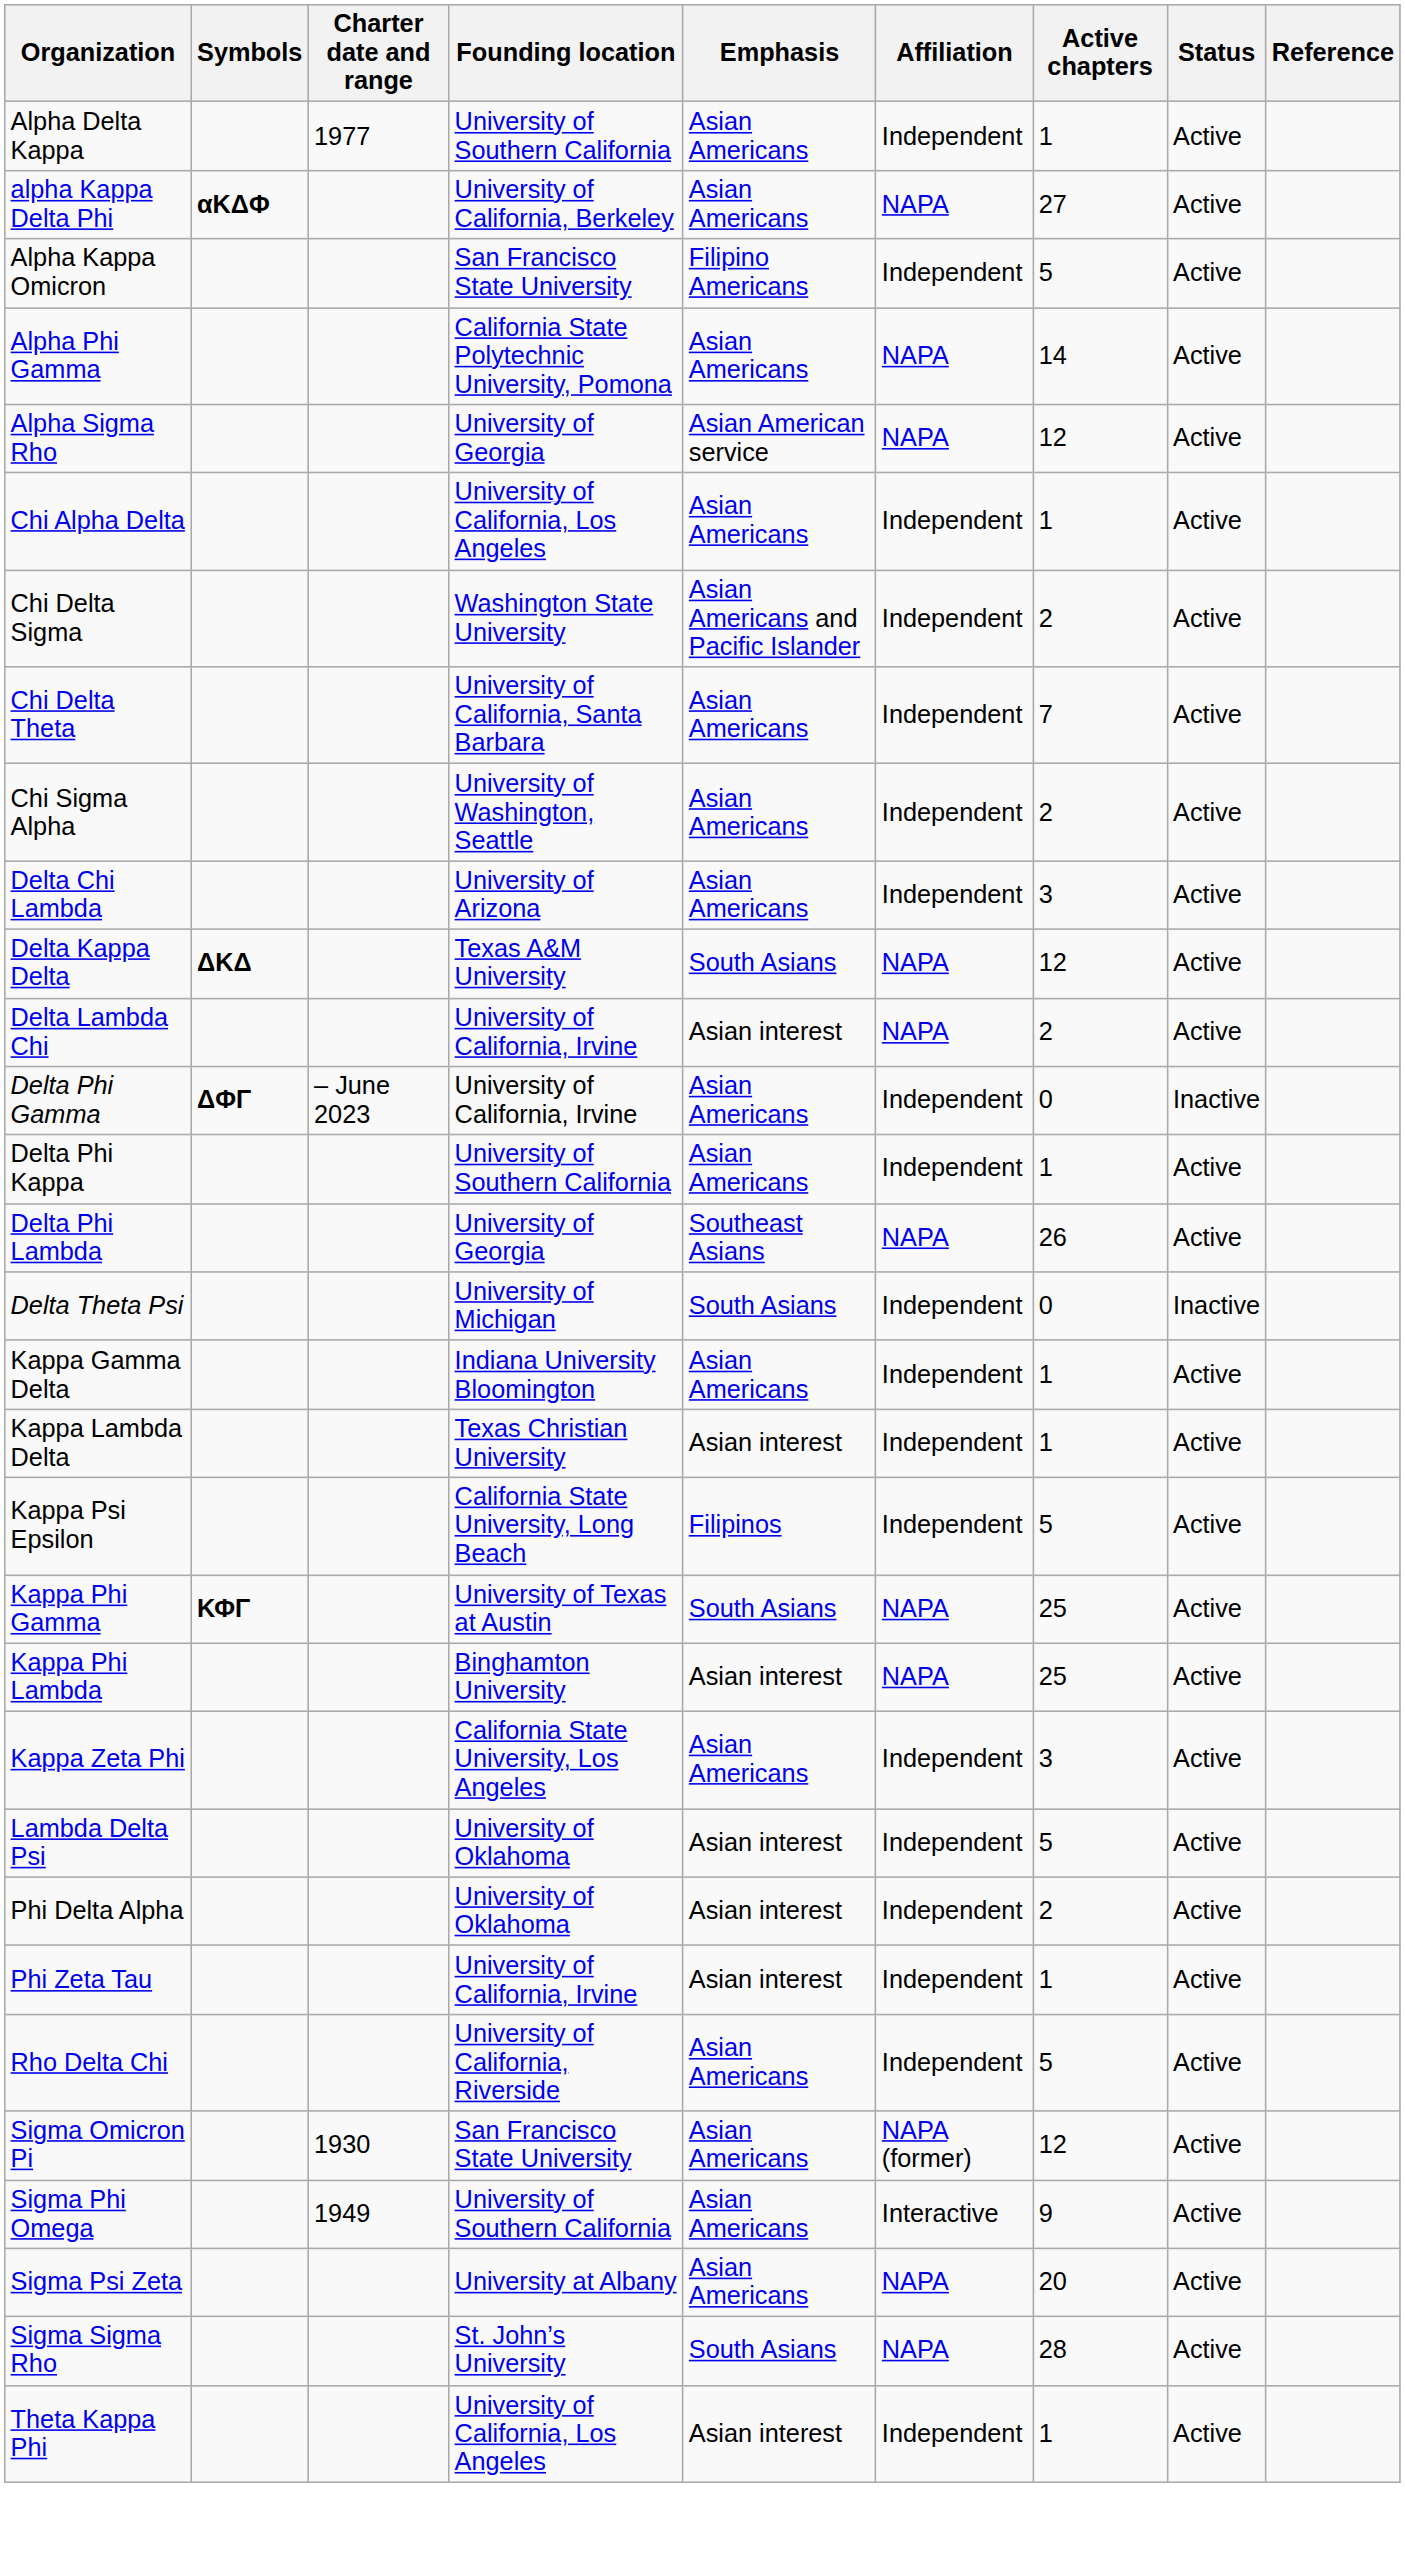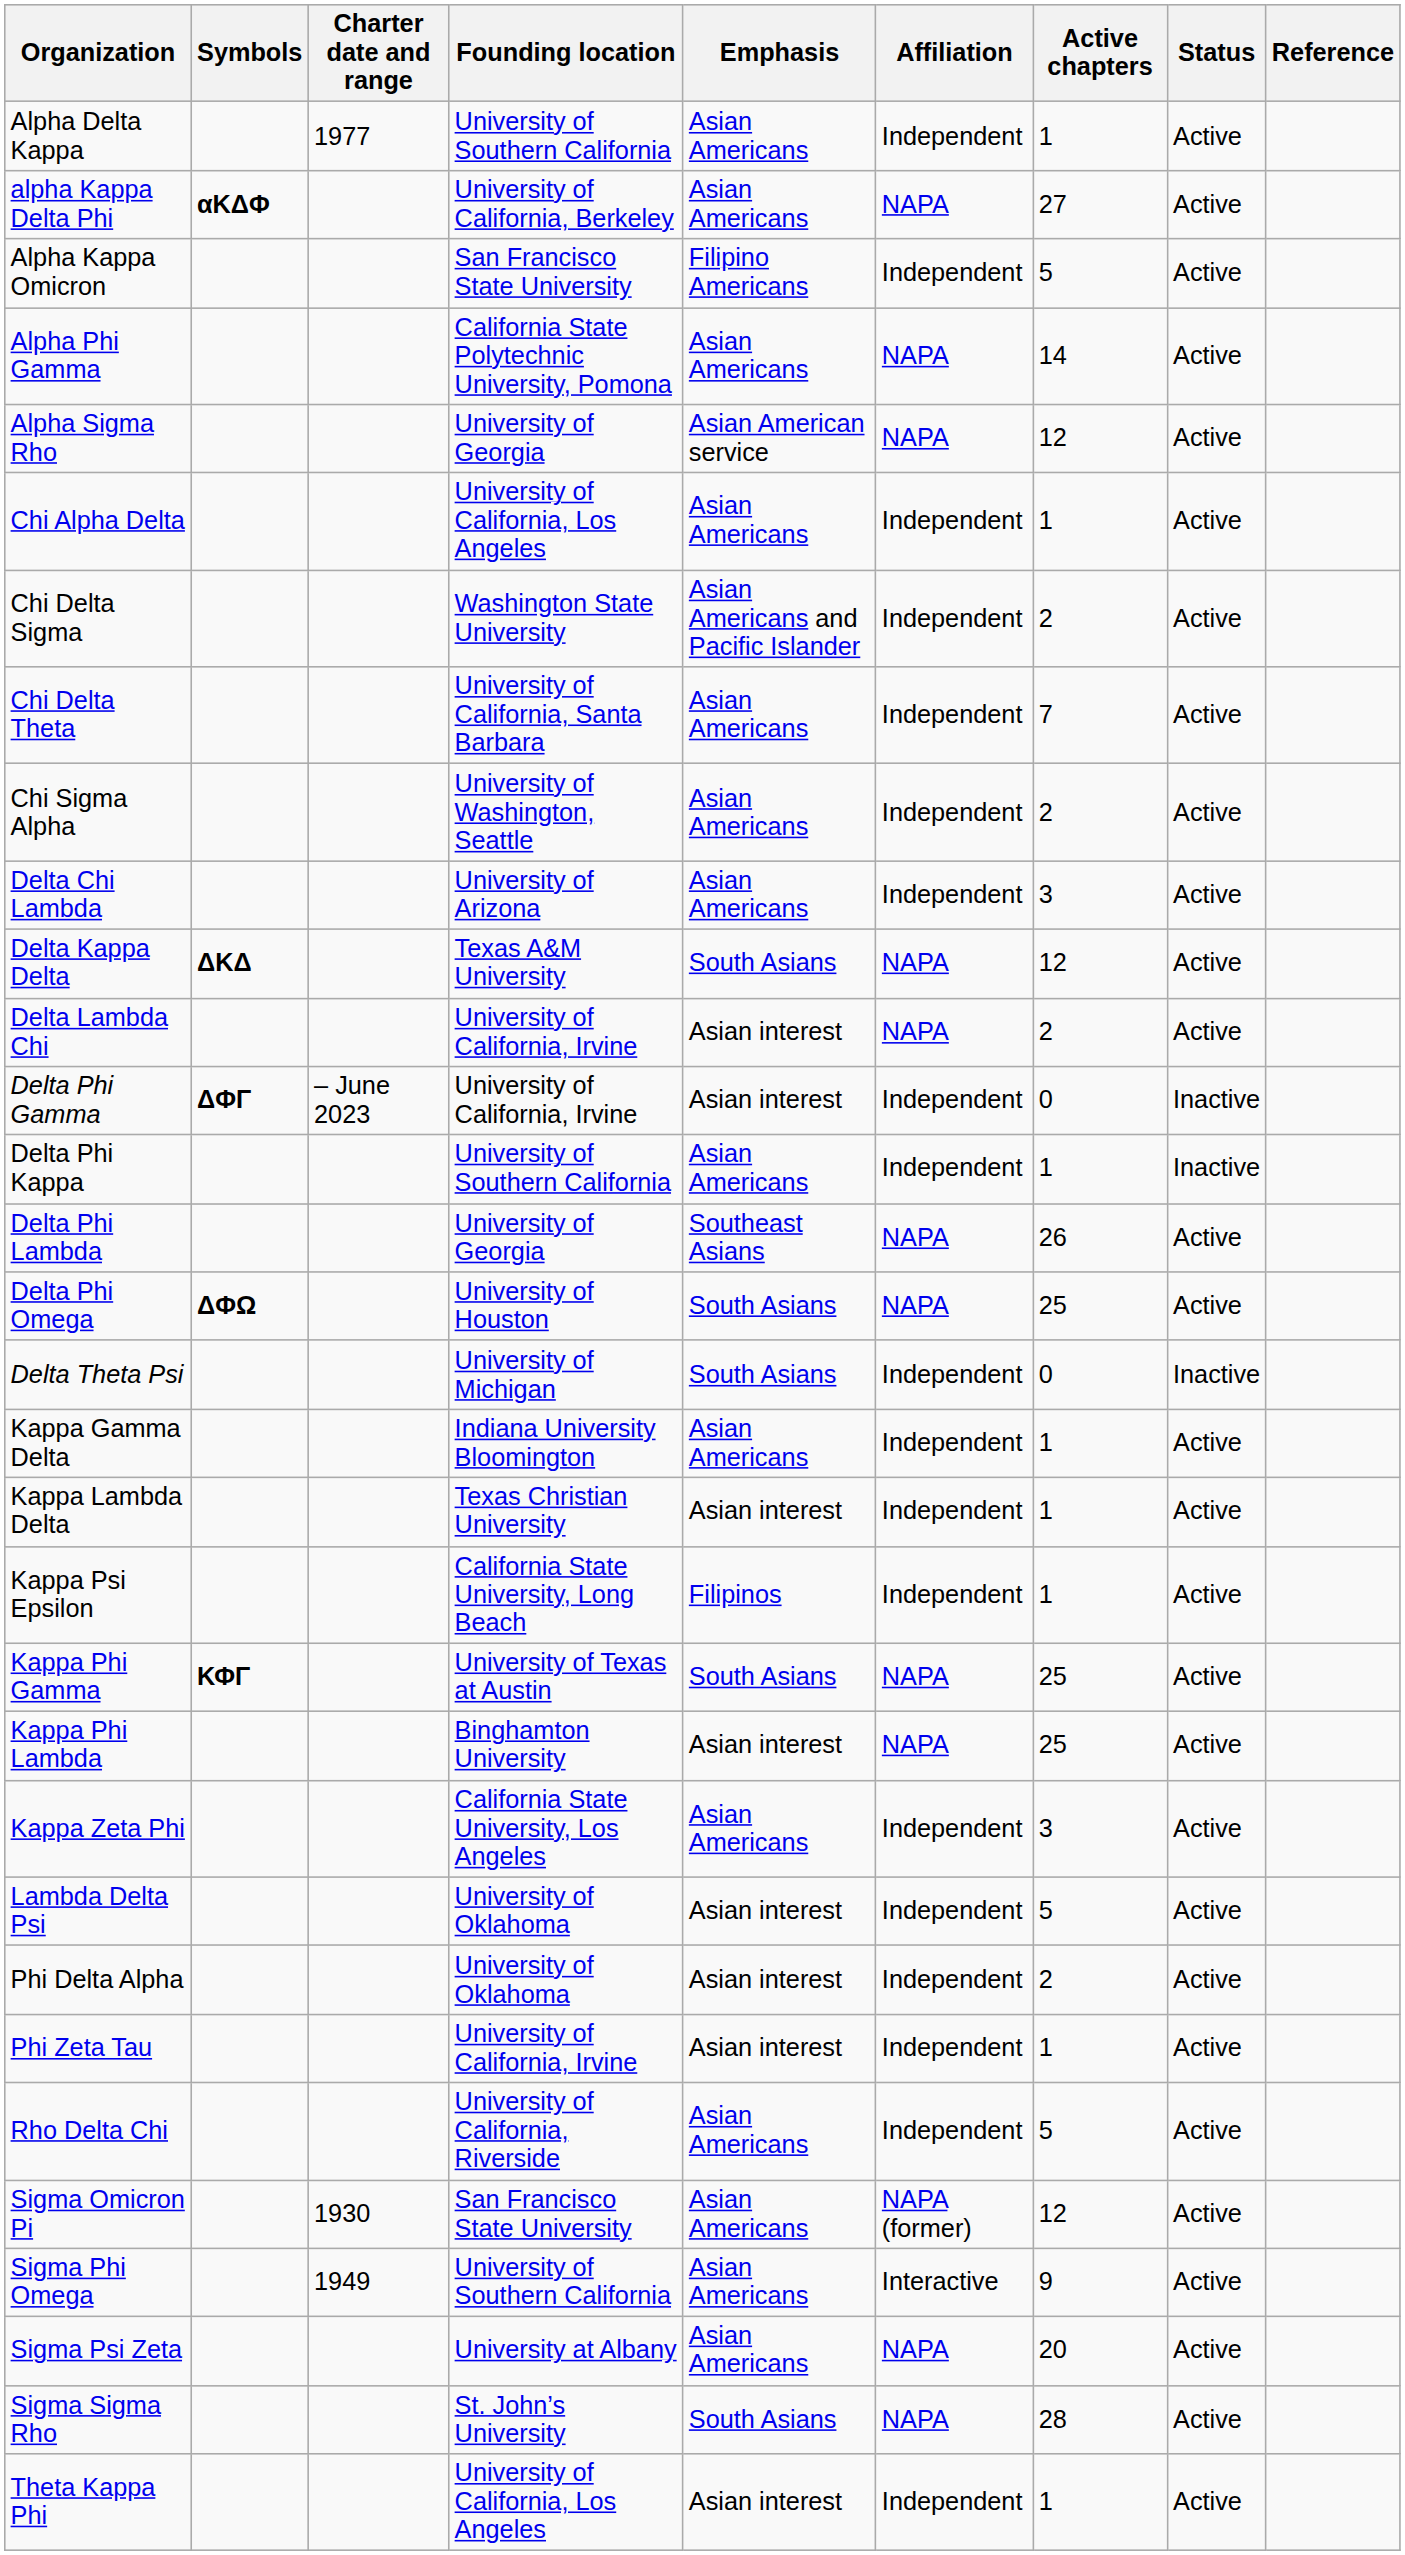(749, 1100) Asian Americans -> (765, 1100) Asian interest
(1207, 1168) Active -> (1217, 1168) Inactive
+ row: (62, 1305)
(1046, 1525) 5 -> (1046, 1594) 1
